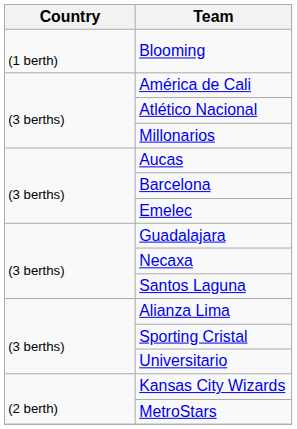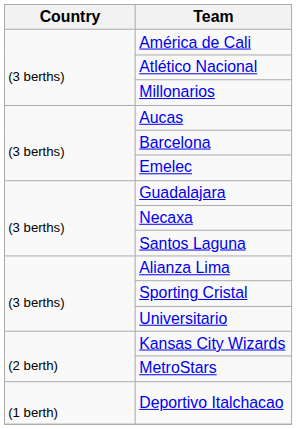- row: (172, 51)
+ row: (211, 402)
